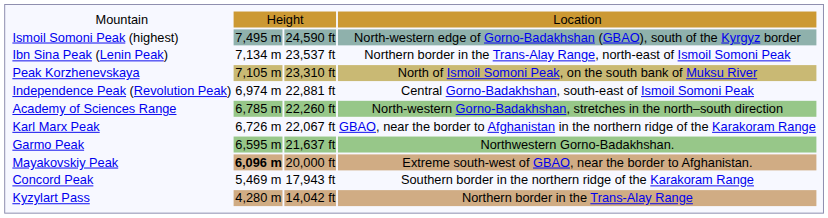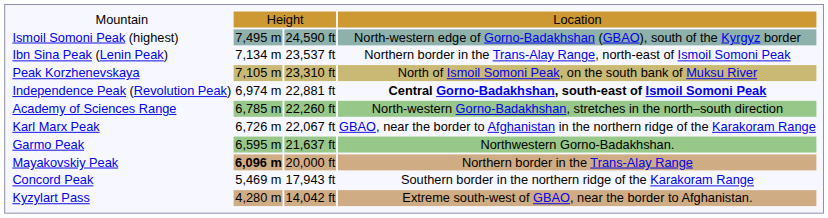(577, 91) normal -> (577, 91) bold
(577, 162) Extreme south-west of GBAO, near the border to Afghanistan. -> (577, 162) Northern border in the Trans-Alay Range
(577, 198) Northern border in the Trans-Alay Range -> (577, 198) Extreme south-west of GBAO, near the border to Afghanistan.
